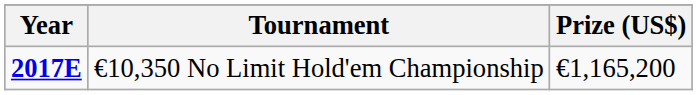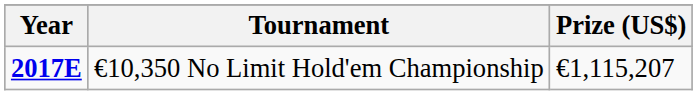(616, 67) €1,165,200 -> (615, 67) €1,115,207
